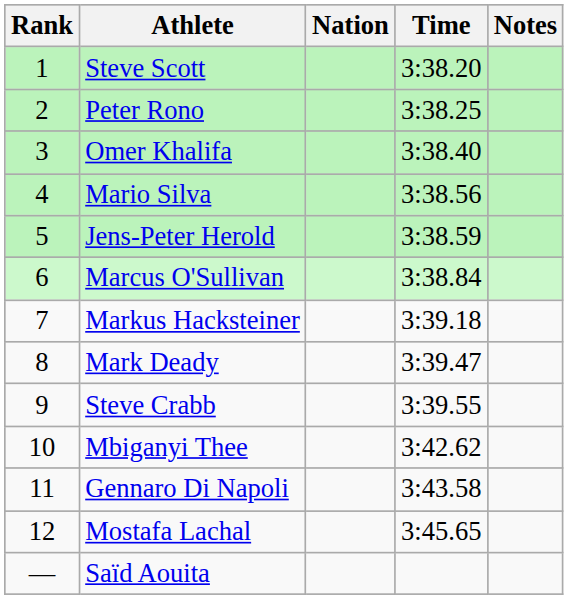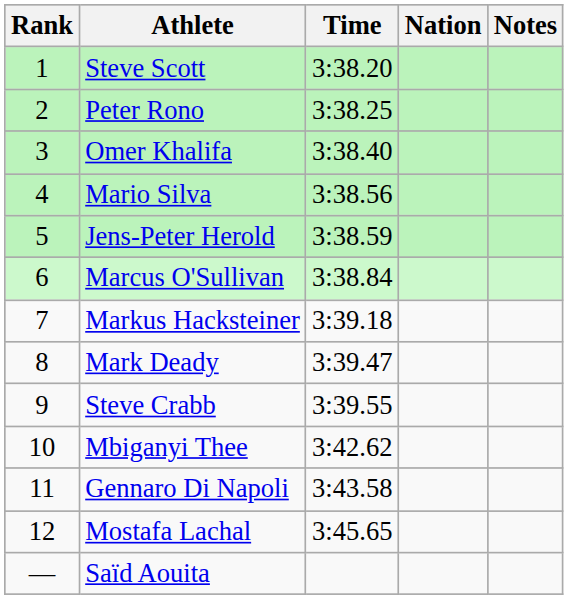columns swapped: (350, 25) <-> (441, 25)
